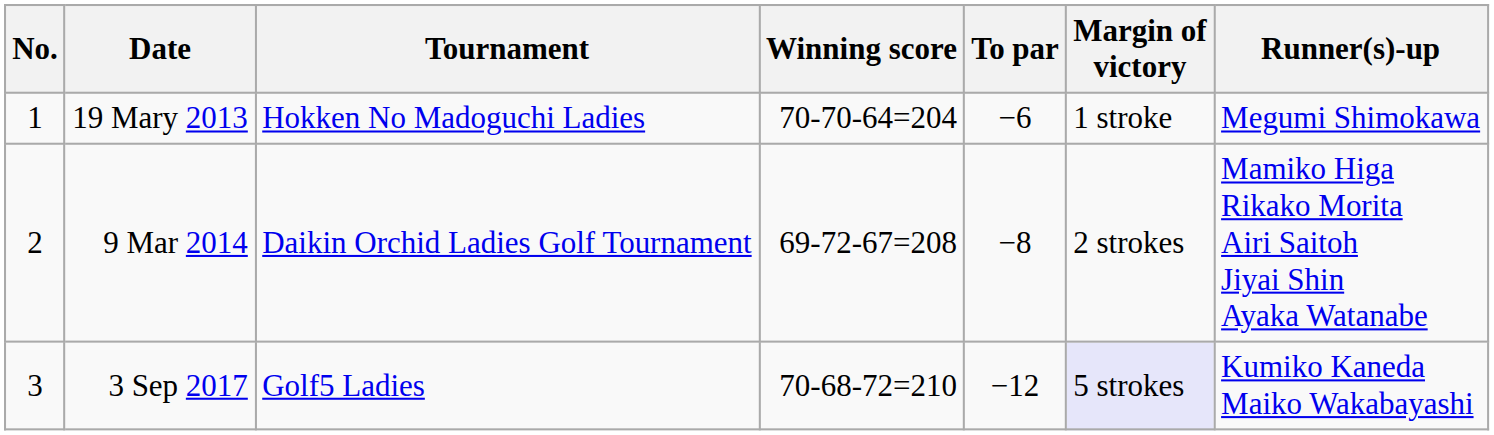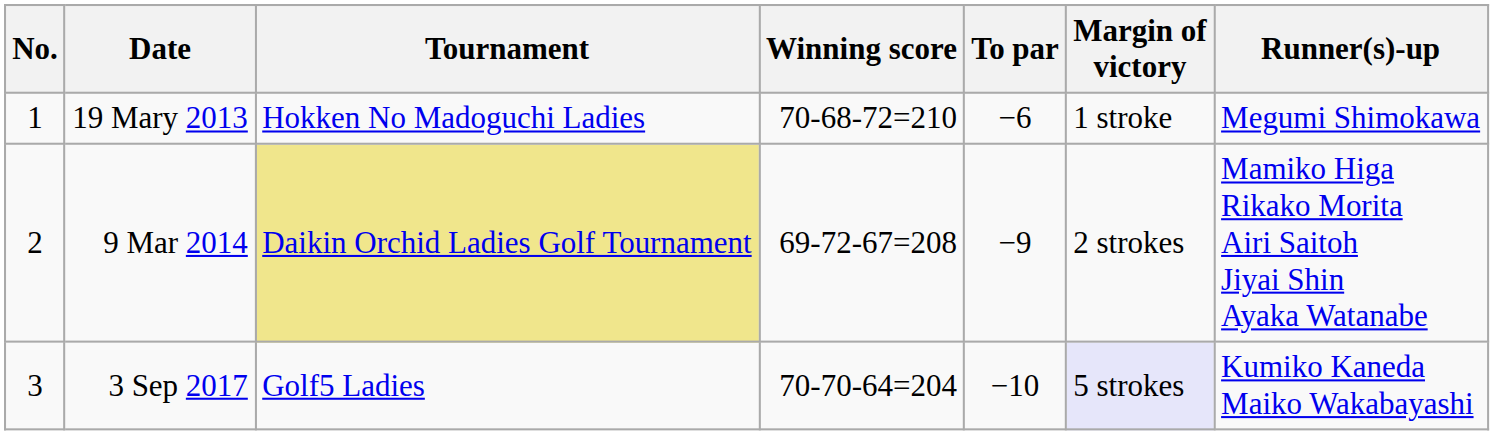(868, 118) 70-70-64=204 -> (868, 118) 70-68-72=210
(507, 242) no background -> (507, 242) khaki background
(1015, 242) −8 -> (1015, 242) −9
(868, 385) 70-68-72=210 -> (868, 385) 70-70-64=204
(1015, 385) −12 -> (1015, 385) −10
